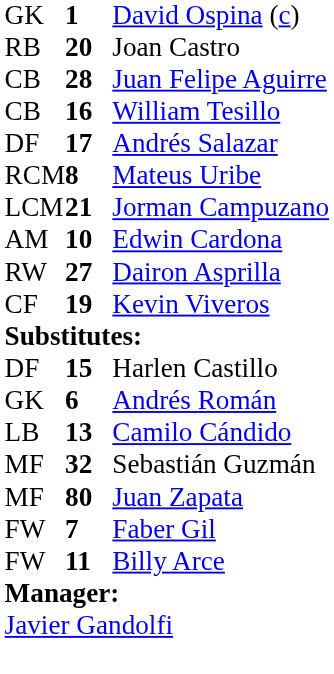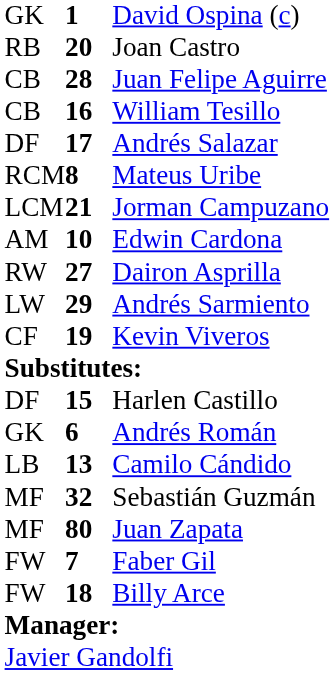+ row: (211, 303)
(78, 560) 11 -> (79, 592) 18
